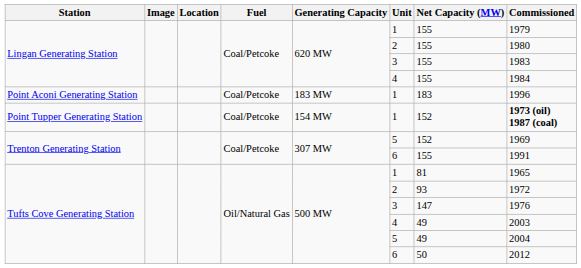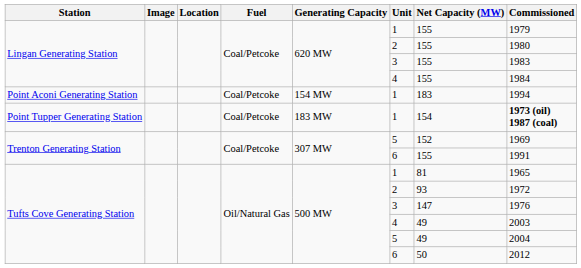(313, 95) 183 MW -> (313, 95) 154 MW
(519, 95) 1996 -> (519, 95) 1994
(313, 117) 154 MW -> (313, 117) 183 MW
(424, 117) 152 -> (424, 117) 154
